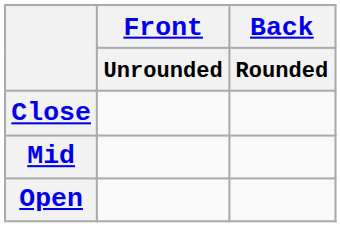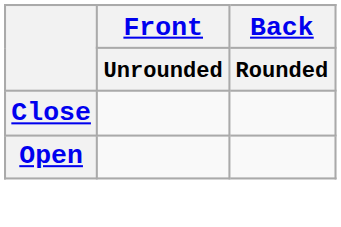- row: (51, 156)
